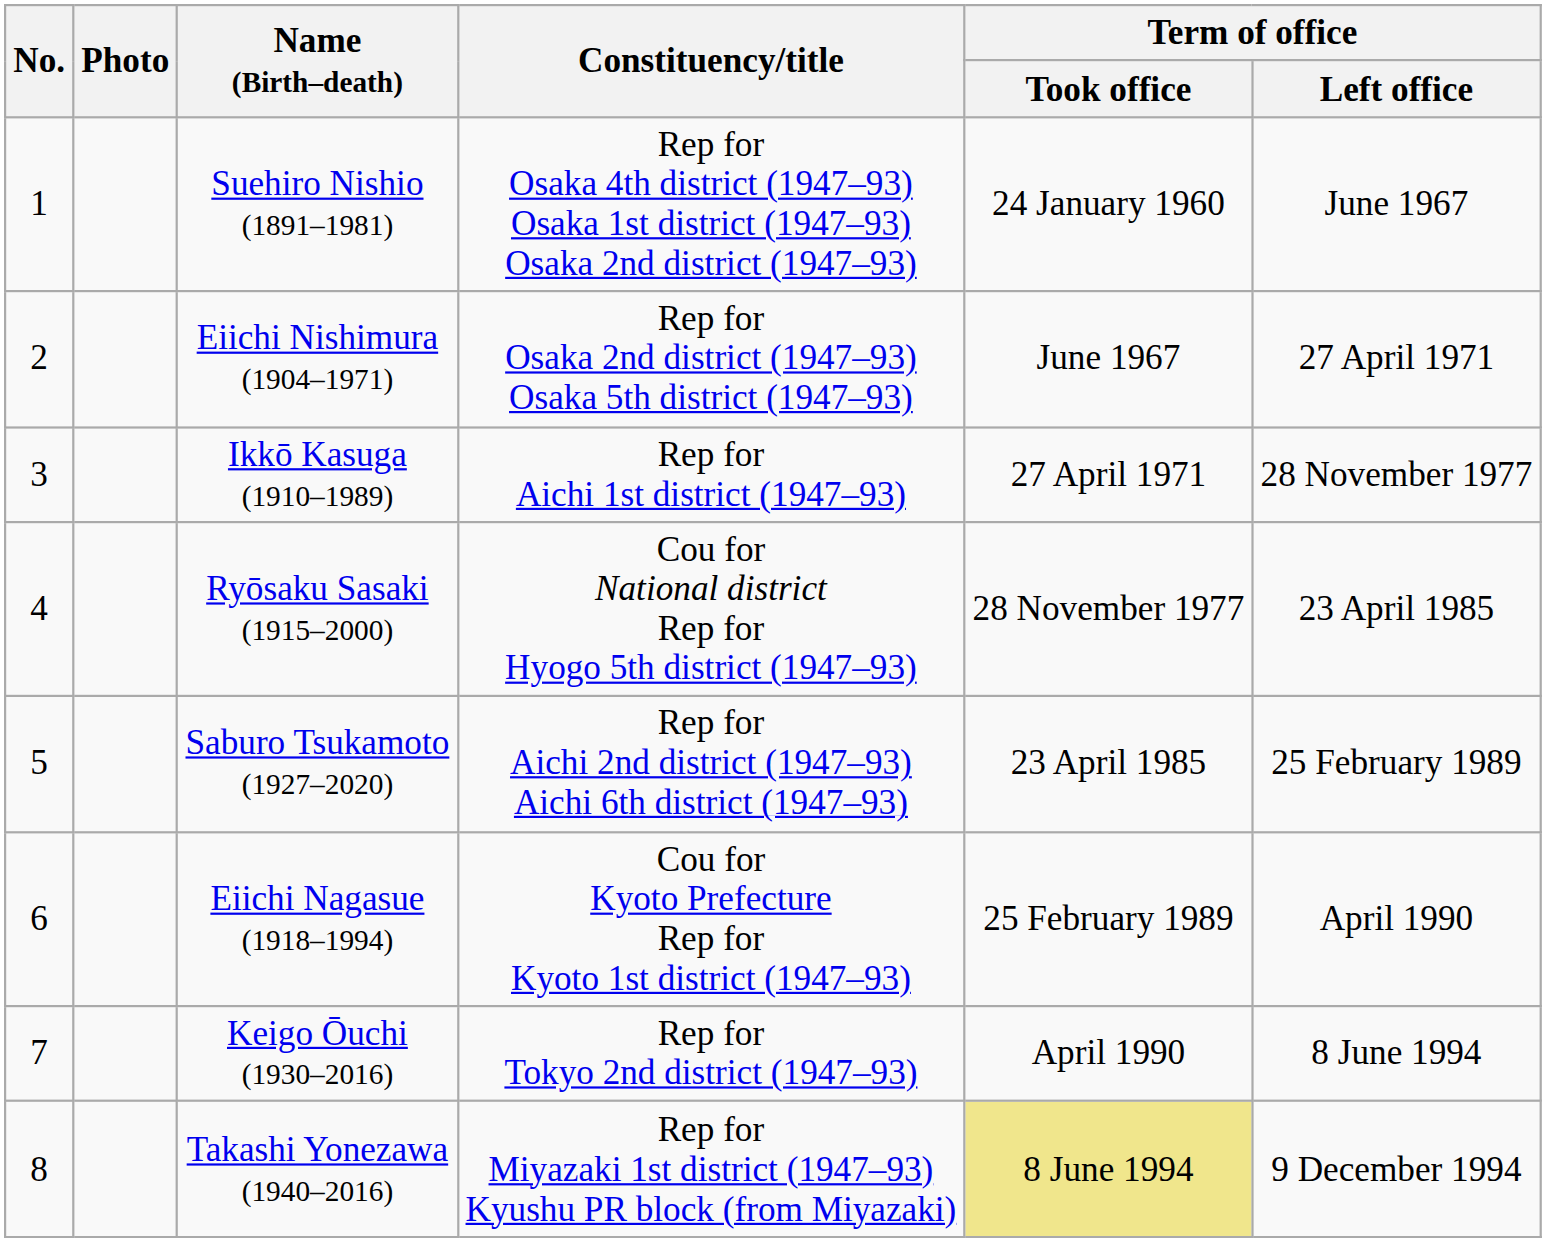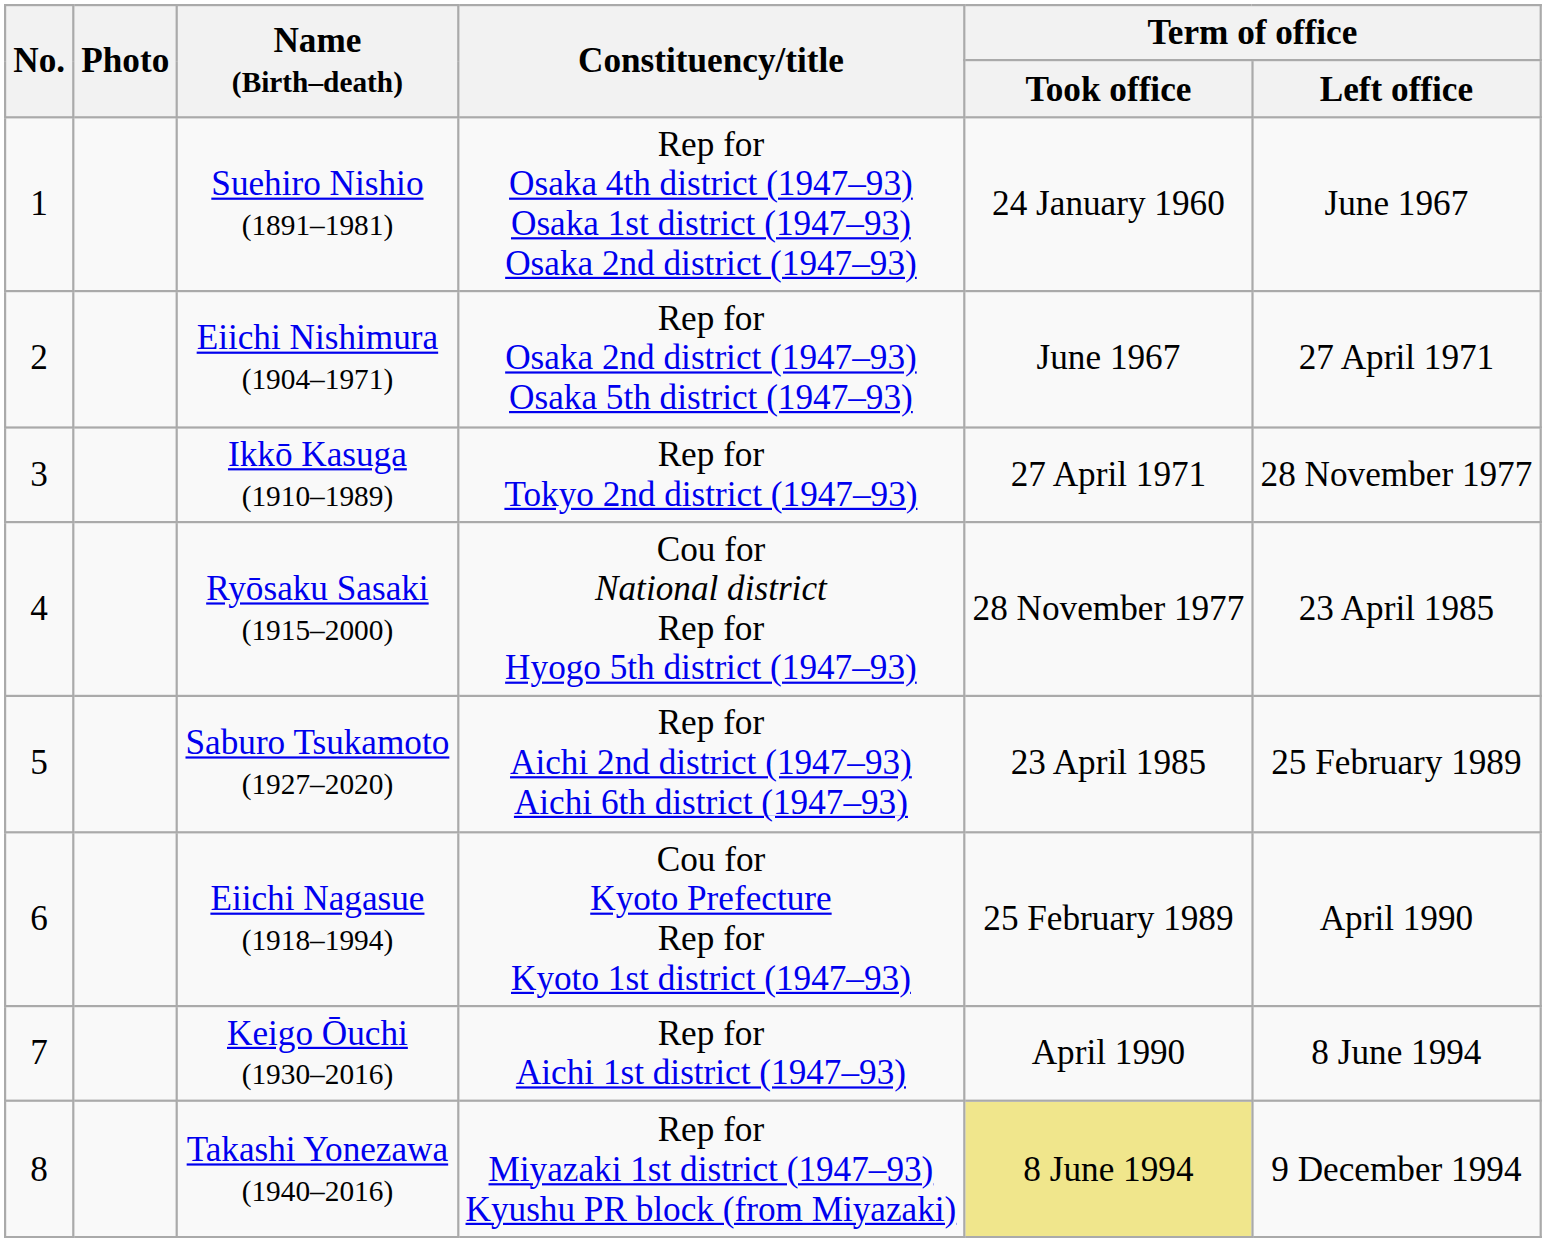(711, 473) Rep for Aichi 1st district (1947–93) -> (711, 473) Rep for Tokyo 2nd district (1947–93)
(711, 1053) Rep for Tokyo 2nd district (1947–93) -> (711, 1053) Rep for Aichi 1st district (1947–93)
